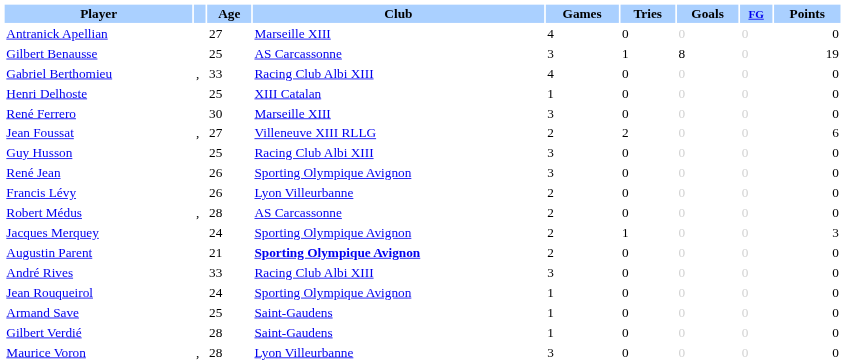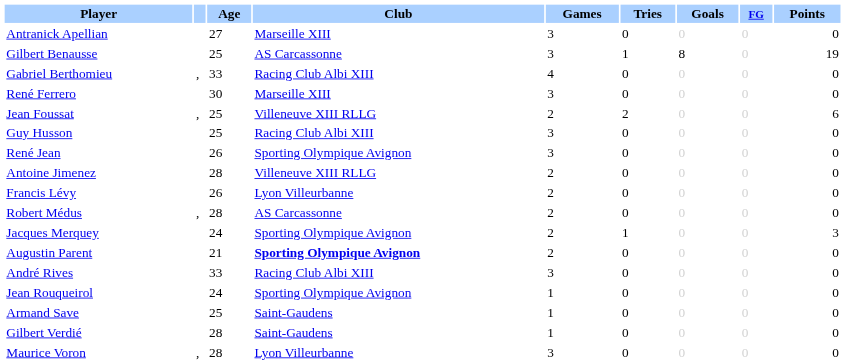(551, 33) 4 -> (551, 33) 3
- row: (47, 93)
(216, 133) 27 -> (216, 113) 25
+ row: (51, 173)
